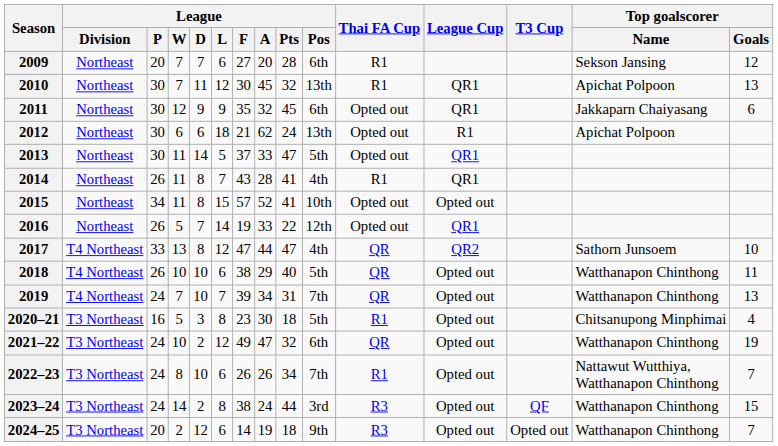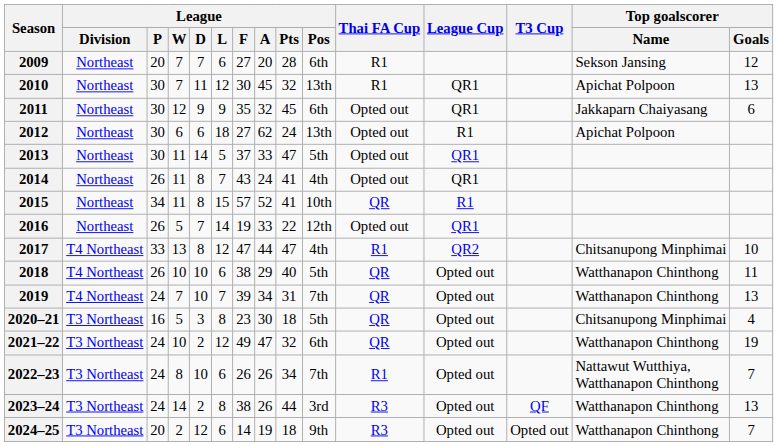(244, 132) 21 -> (244, 132) 27
(265, 179) 28 -> (265, 179) 24
(379, 179) R1 -> (379, 179) Opted out
(379, 202) Opted out -> (379, 202) QR
(465, 202) Opted out -> (465, 202) R1
(379, 249) QR -> (379, 249) R1
(626, 249) Sathorn Junsoem -> (651, 249) Chitsanupong Minphimai
(379, 319) R1 -> (379, 319) QR
(265, 406) 24 -> (265, 406) 26
(751, 406) 15 -> (751, 406) 13
